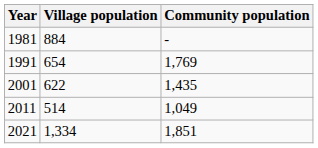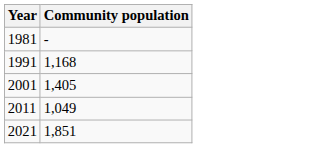- column: (101, 16)
(181, 62) 1,769 -> (60, 62) 1,168
(181, 85) 1,435 -> (60, 85) 1,405
